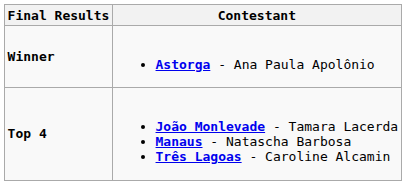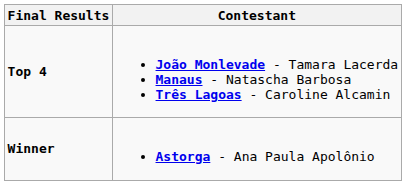rows swapped: (31, 57) <-> (27, 134)
